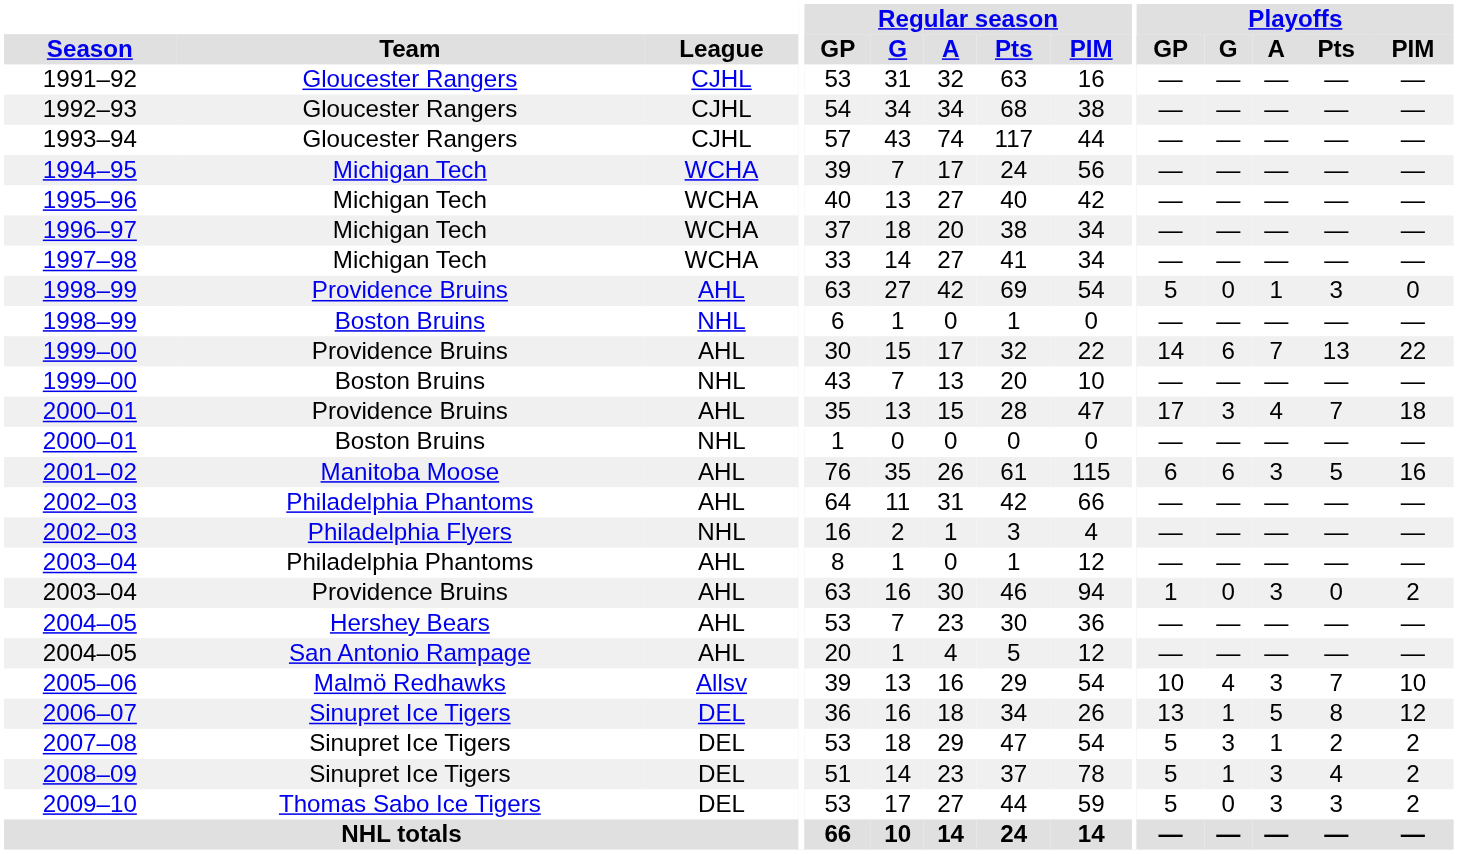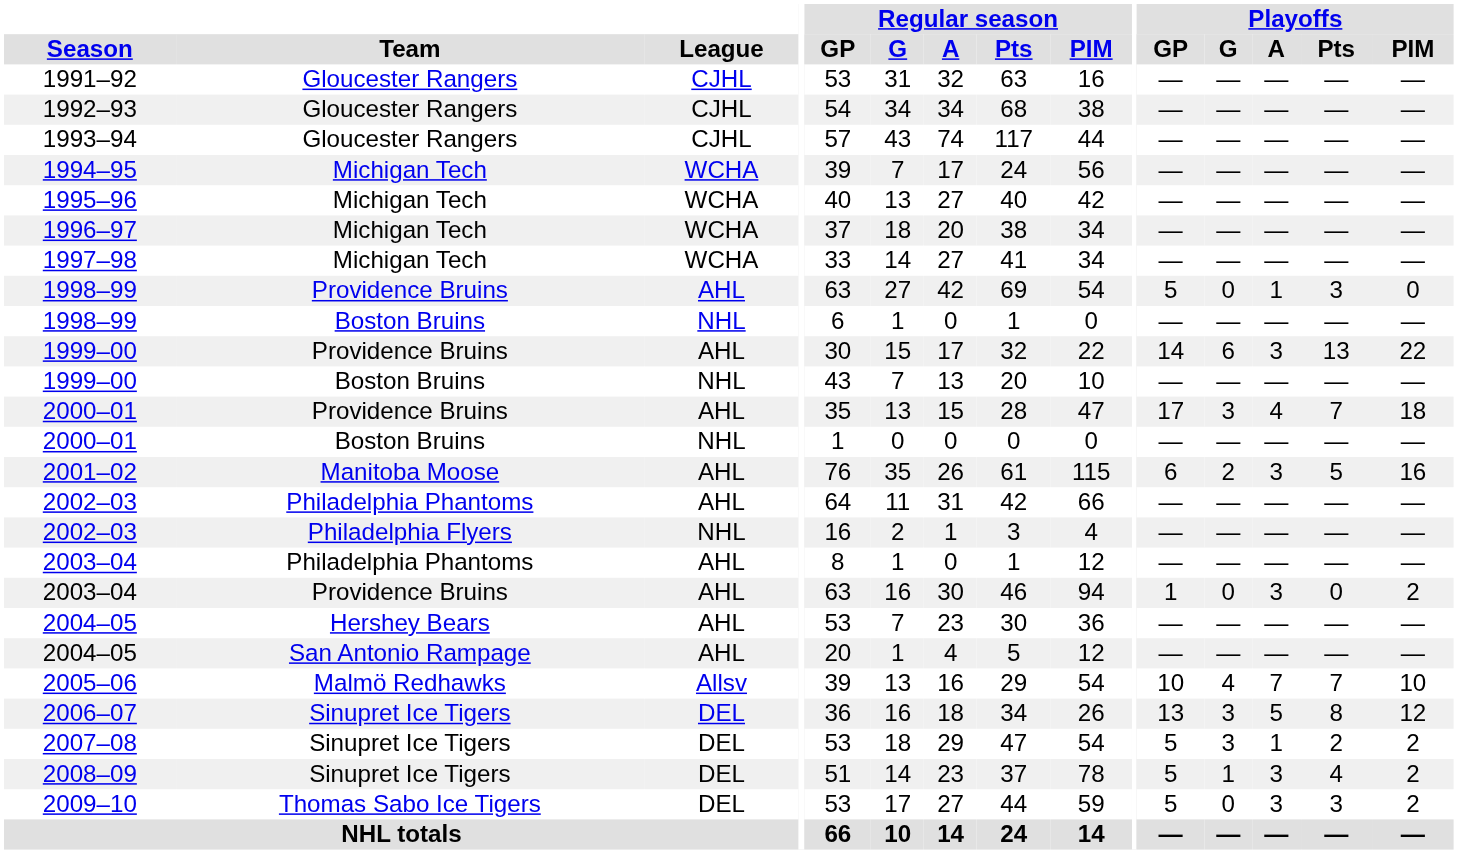(1276, 351) 7 -> (1276, 351) 3
(1228, 471) 6 -> (1228, 471) 2
(1276, 683) 3 -> (1276, 683) 7
(1228, 713) 1 -> (1228, 713) 3
